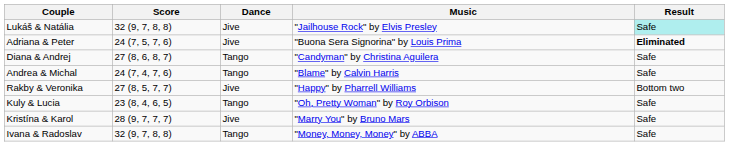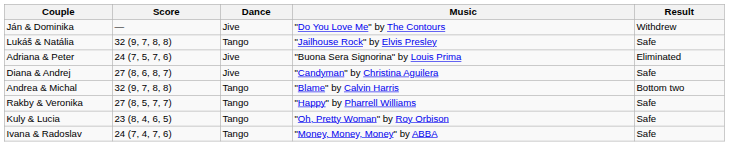+ row: (40, 27)
(231, 27) Jive -> (236, 42) Tango
(646, 27) paleturquoise background -> (646, 42) no background
(661, 42) bold -> (659, 57) normal
(236, 57) Tango -> (231, 73) Jive
(143, 73) 24 (7, 4, 7, 6) -> (143, 88) 32 (9, 7, 8, 8)
(646, 73) Safe -> (660, 88) Bottom two
(231, 88) Jive -> (236, 103) Tango
(660, 88) Bottom two -> (646, 103) Safe
- row: (40, 118)
(143, 133) 32 (9, 7, 8, 8) -> (143, 133) 24 (7, 4, 7, 6)
